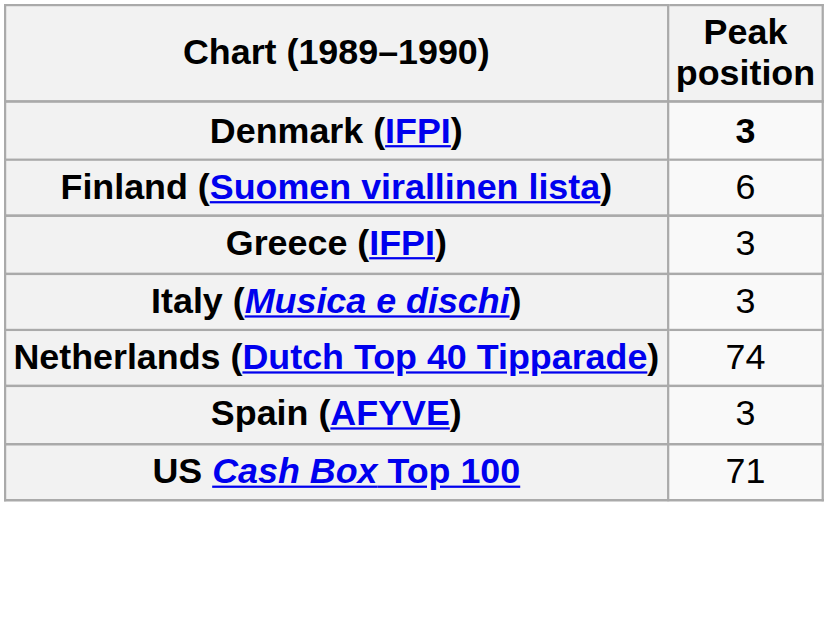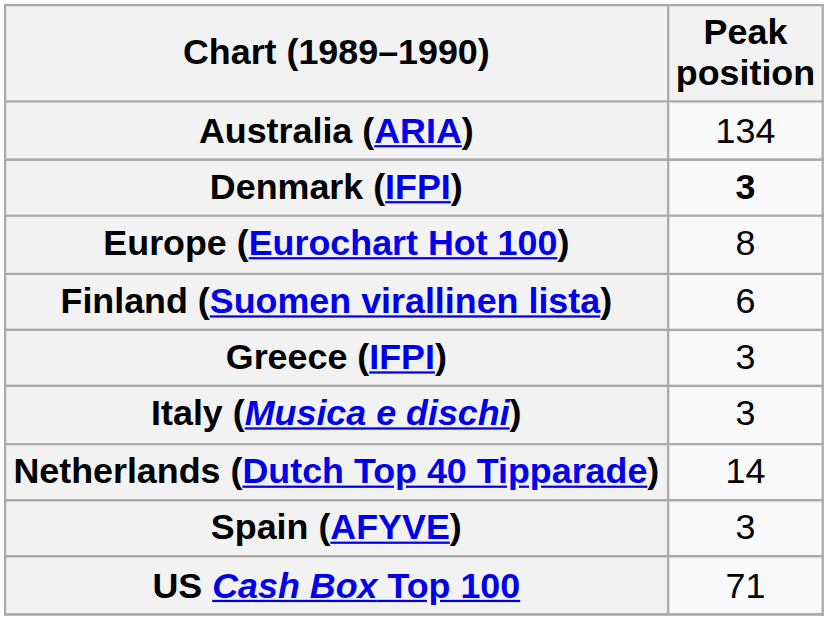+ row: (336, 130)
+ row: (336, 243)
(745, 357) 74 -> (745, 471) 14
